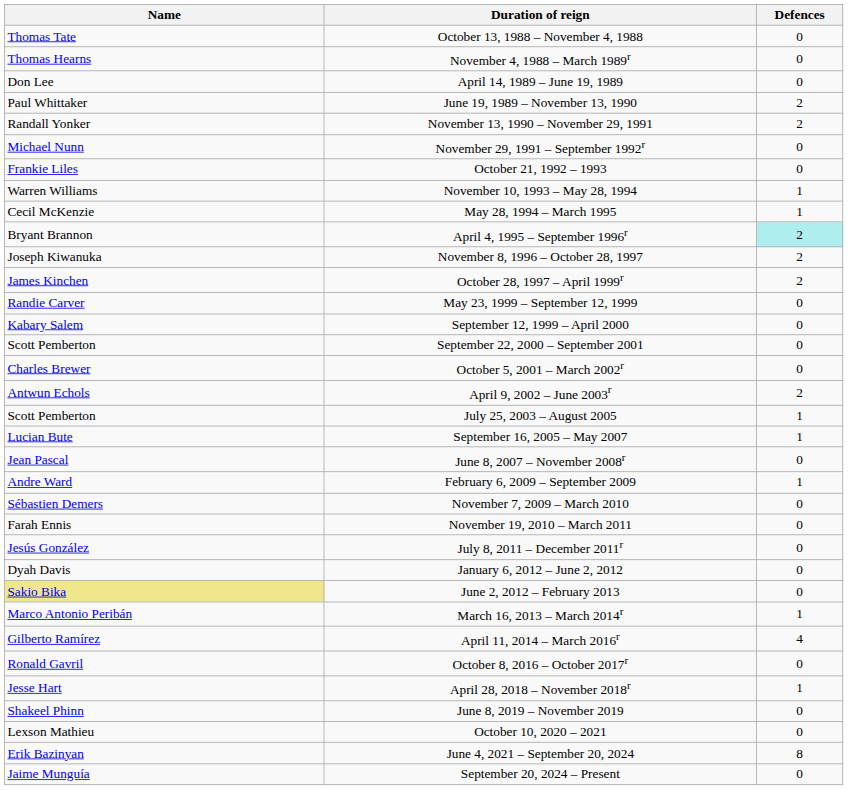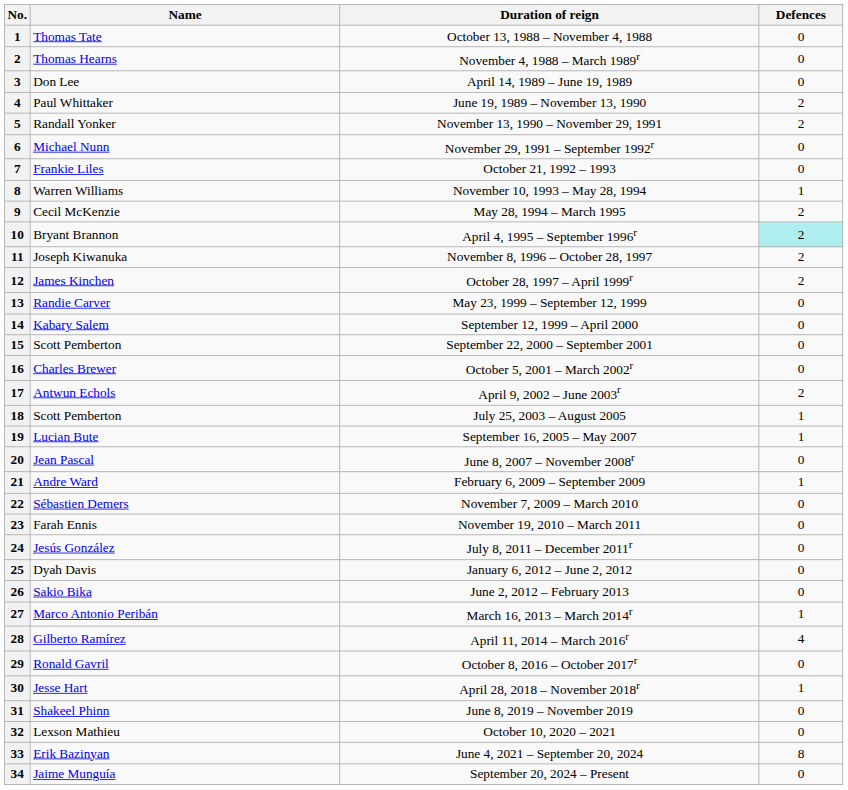+ column: (17, 15)
(800, 211) 1 -> (801, 211) 2
(37, 591) khaki background -> (62, 591) no background
